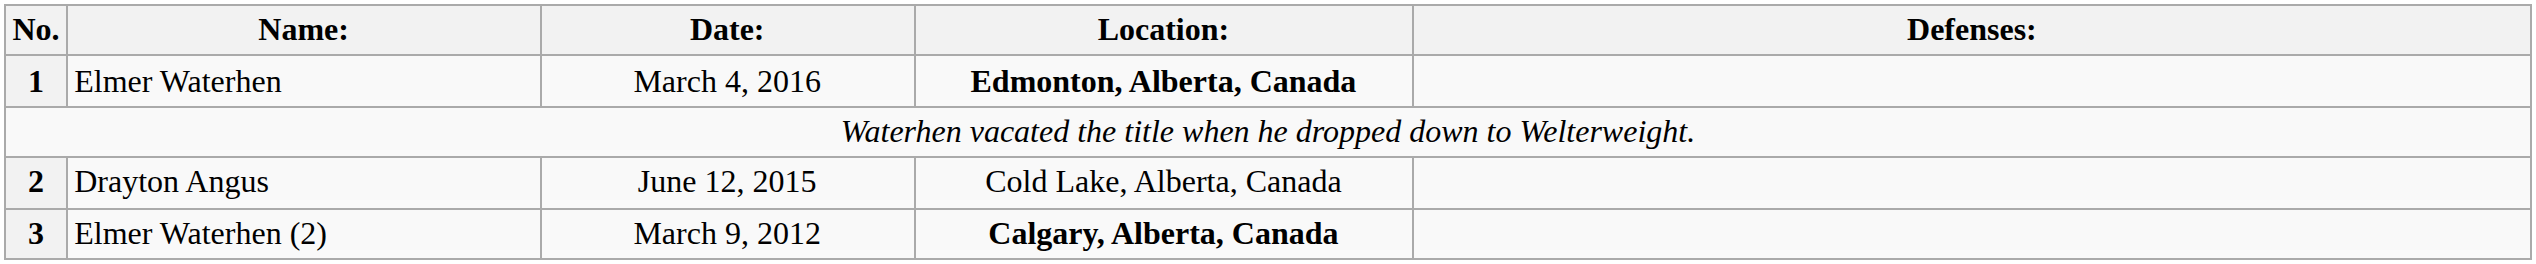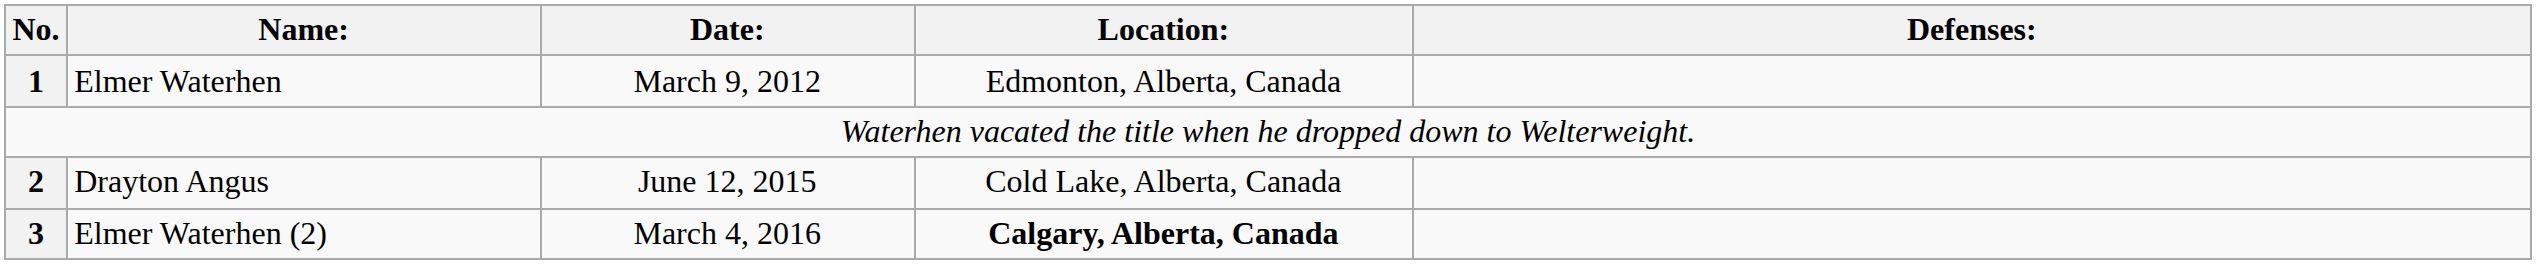(727, 80) March 4, 2016 -> (727, 80) March 9, 2012
(1163, 80) bold -> (1163, 80) normal
(727, 232) March 9, 2012 -> (727, 232) March 4, 2016
